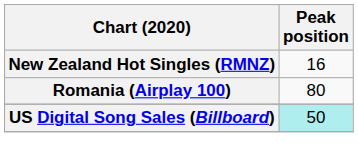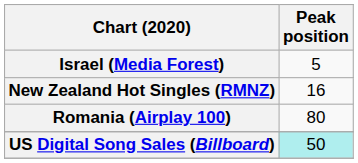+ row: (142, 63)
